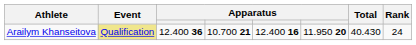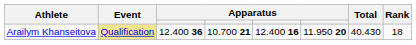(397, 32) 24 -> (397, 32) 18
